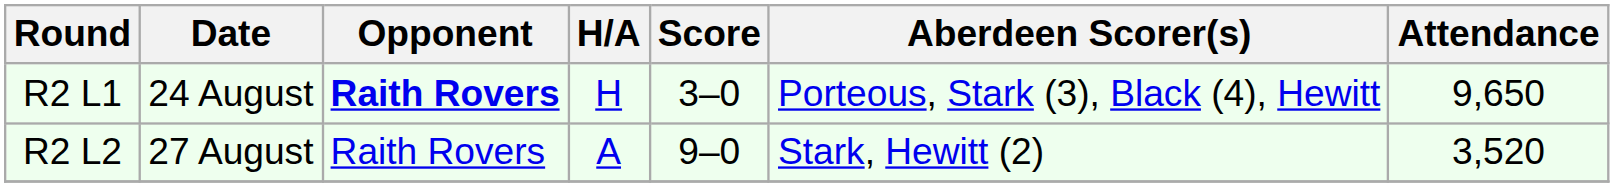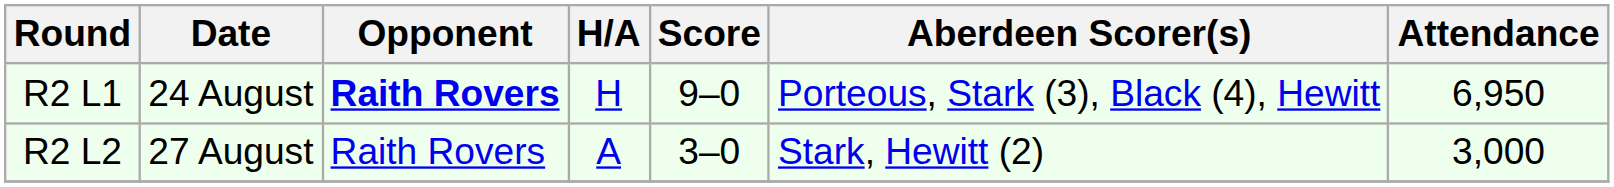(709, 92) 3–0 -> (709, 92) 9–0
(1499, 92) 9,650 -> (1499, 92) 6,950
(709, 151) 9–0 -> (709, 151) 3–0
(1499, 151) 3,520 -> (1499, 151) 3,000
